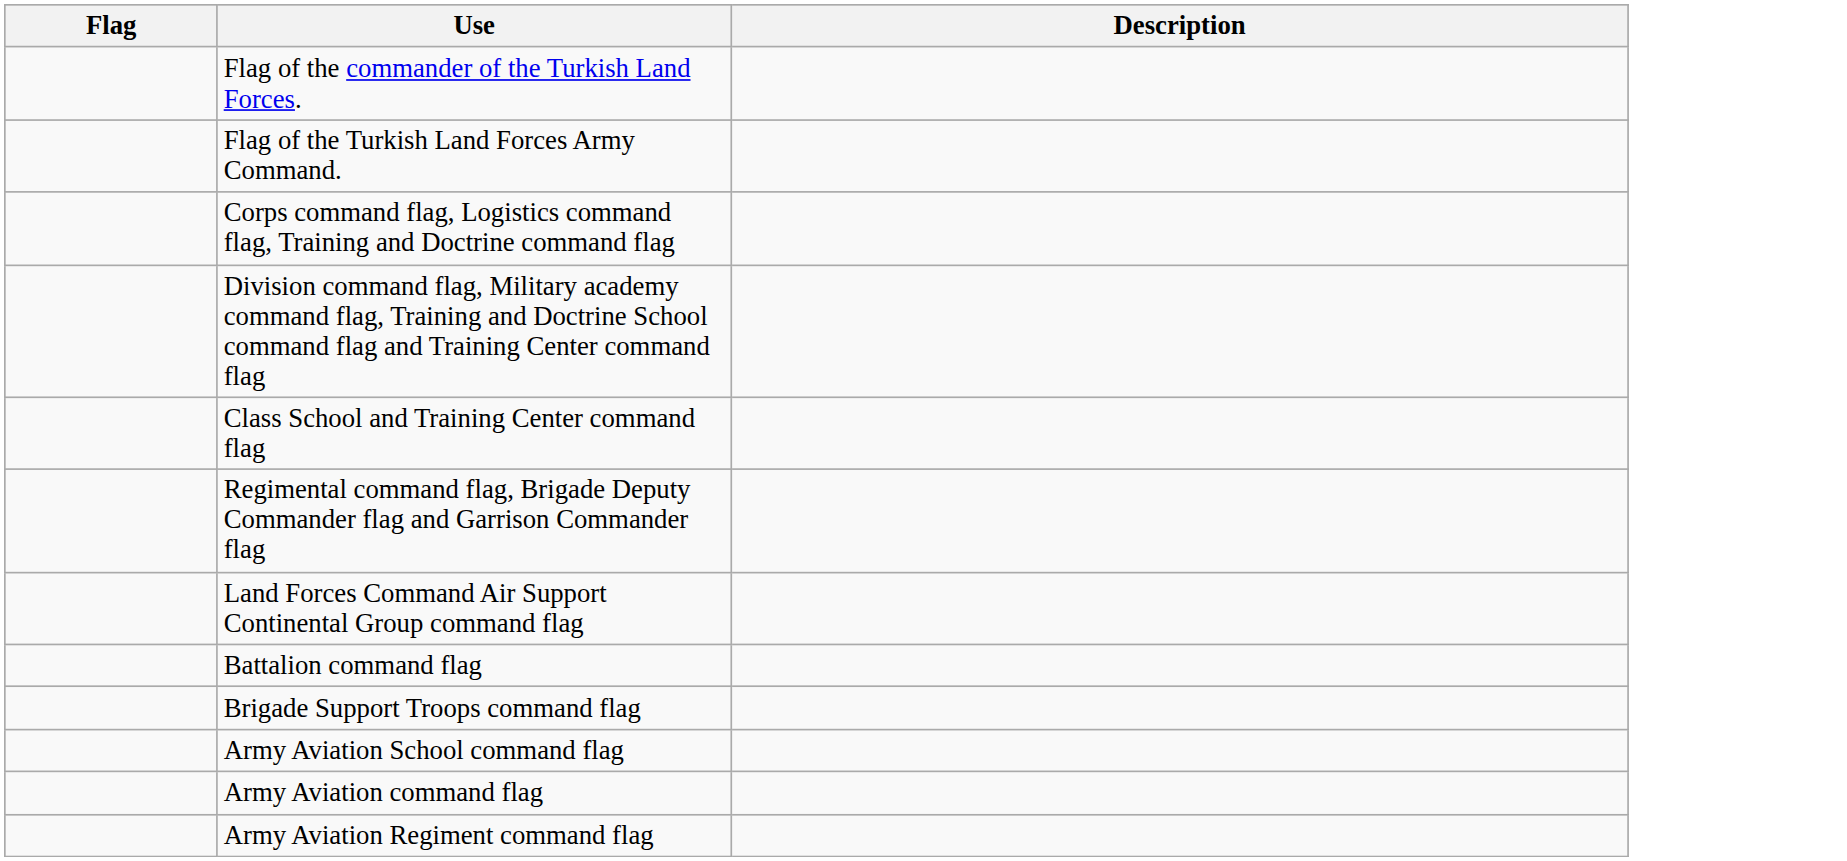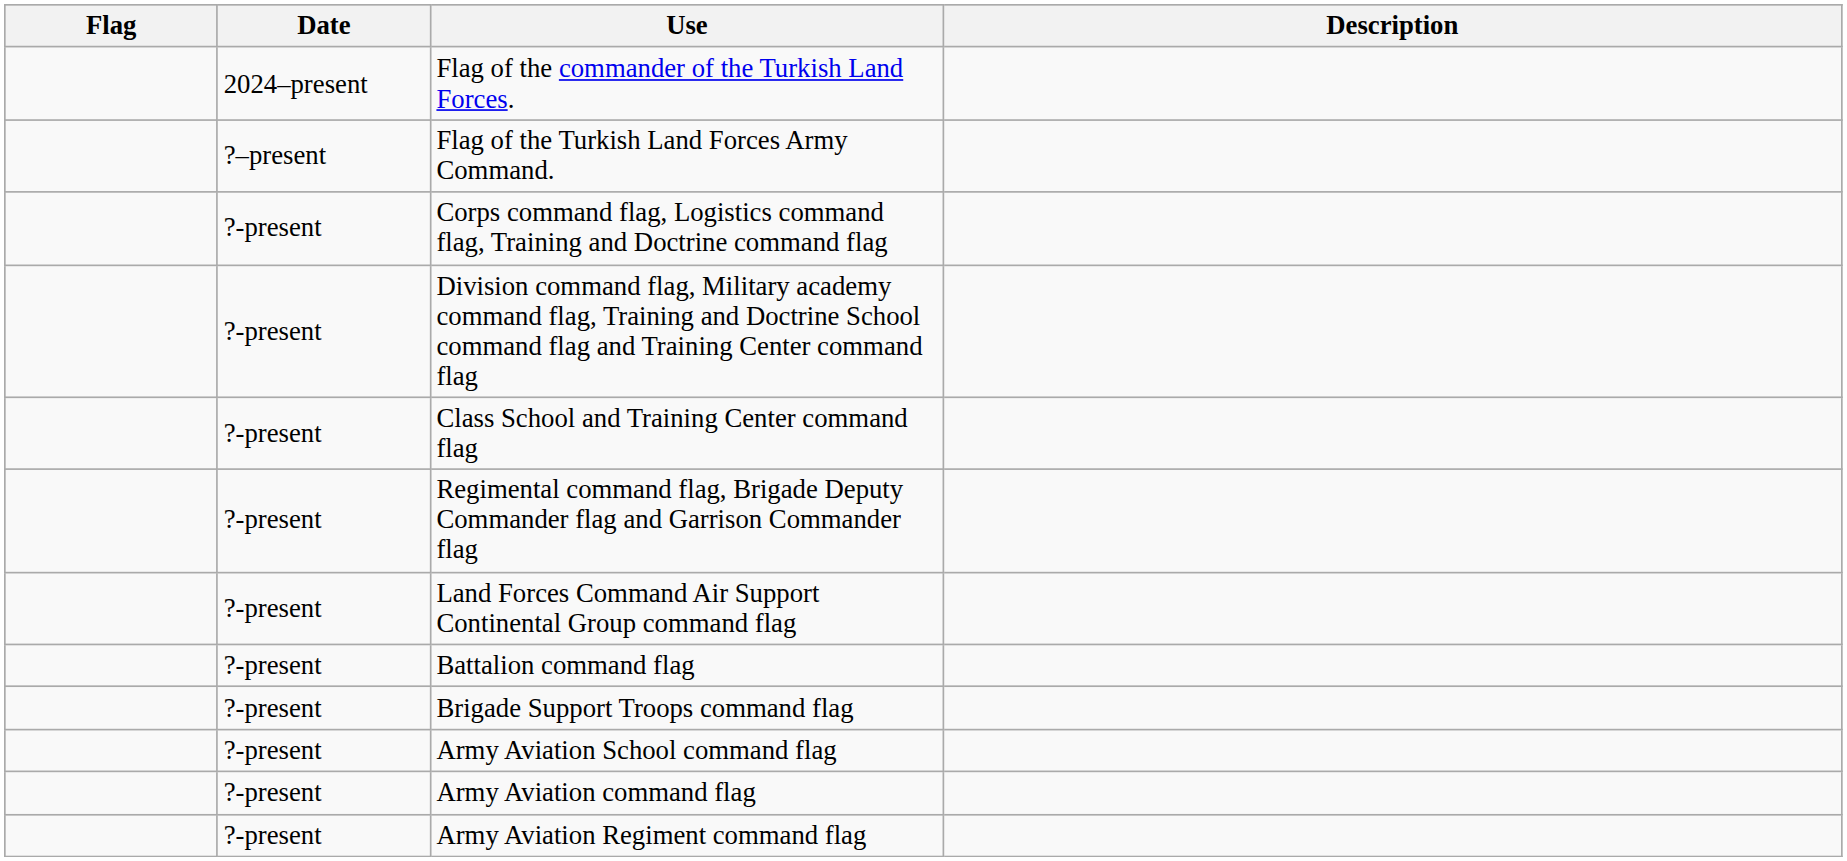+ column: (324, 25)
